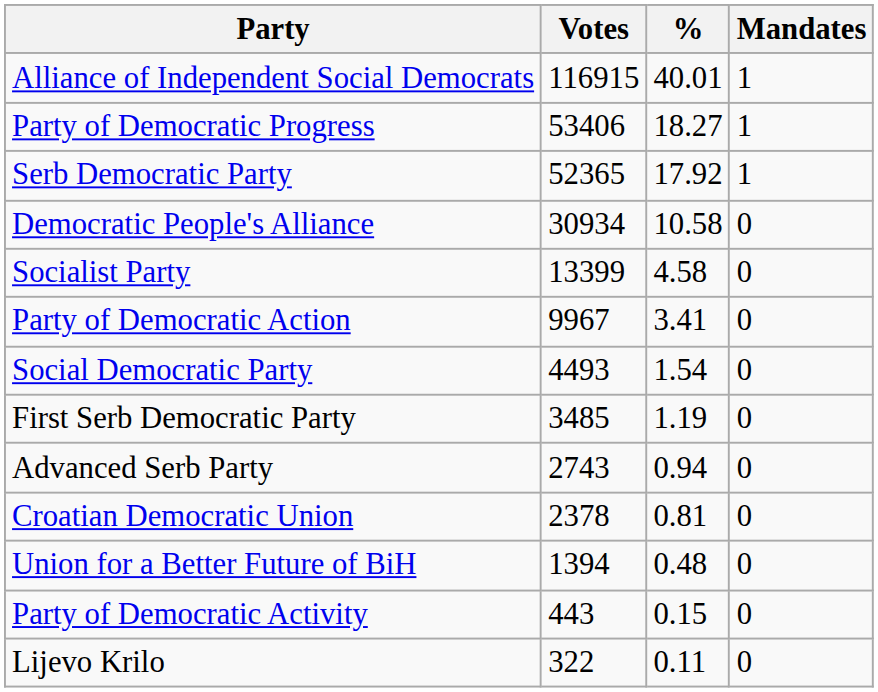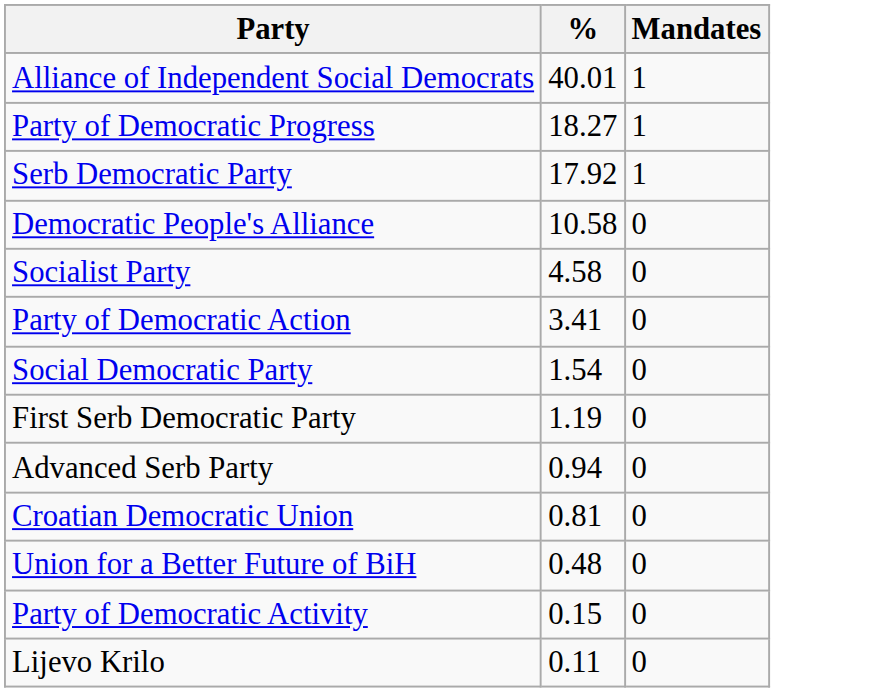- column: (594, 28)
